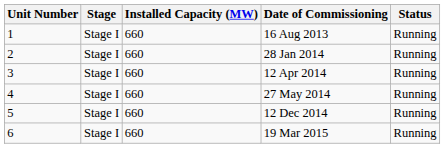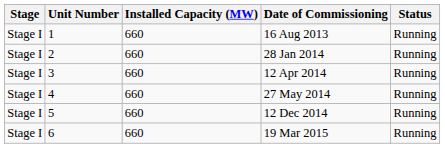columns swapped: (102, 14) <-> (43, 14)
